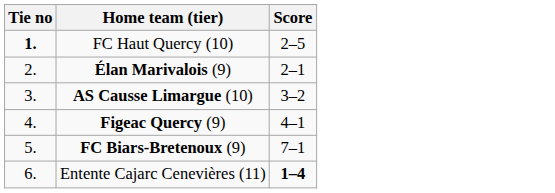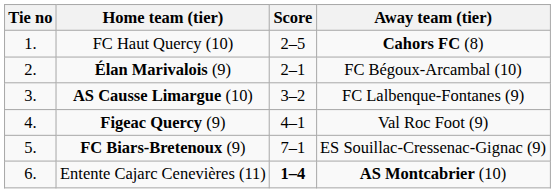+ column: (433, 17)
(30, 43) bold -> (30, 43) normal
